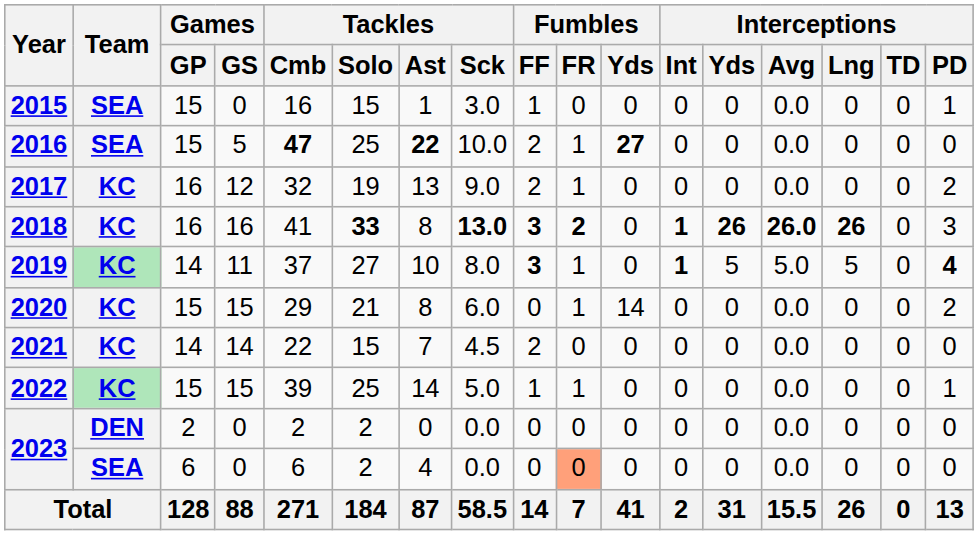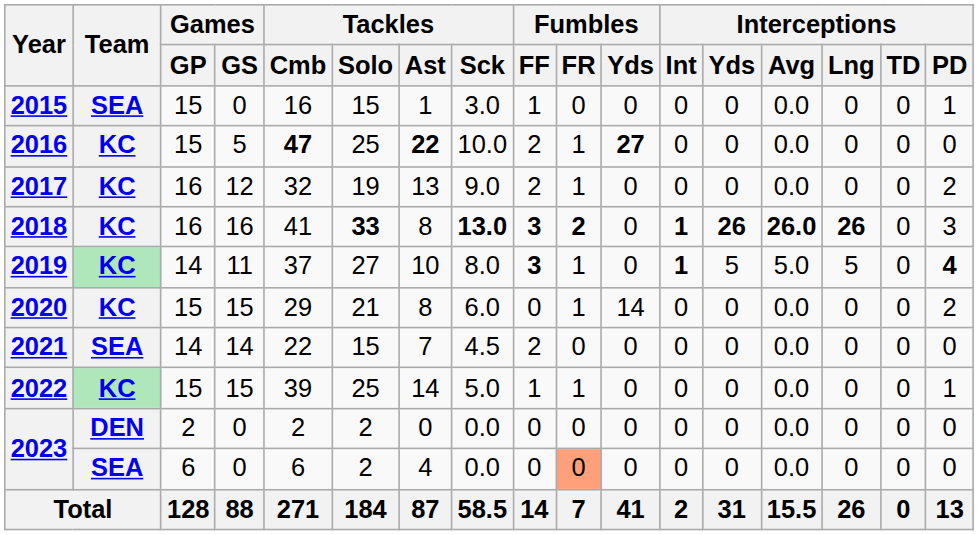(117, 145) SEA -> (117, 145) KC
(117, 347) KC -> (117, 347) SEA
